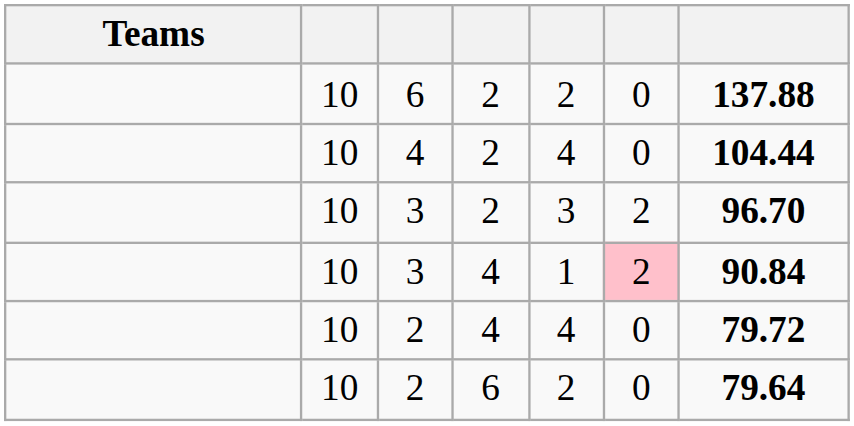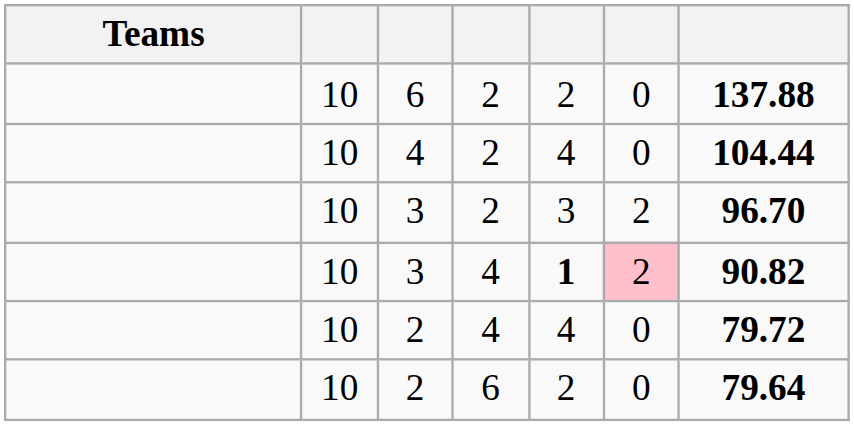(566, 270) normal -> (566, 270) bold
(763, 270) 90.84 -> (763, 270) 90.82
